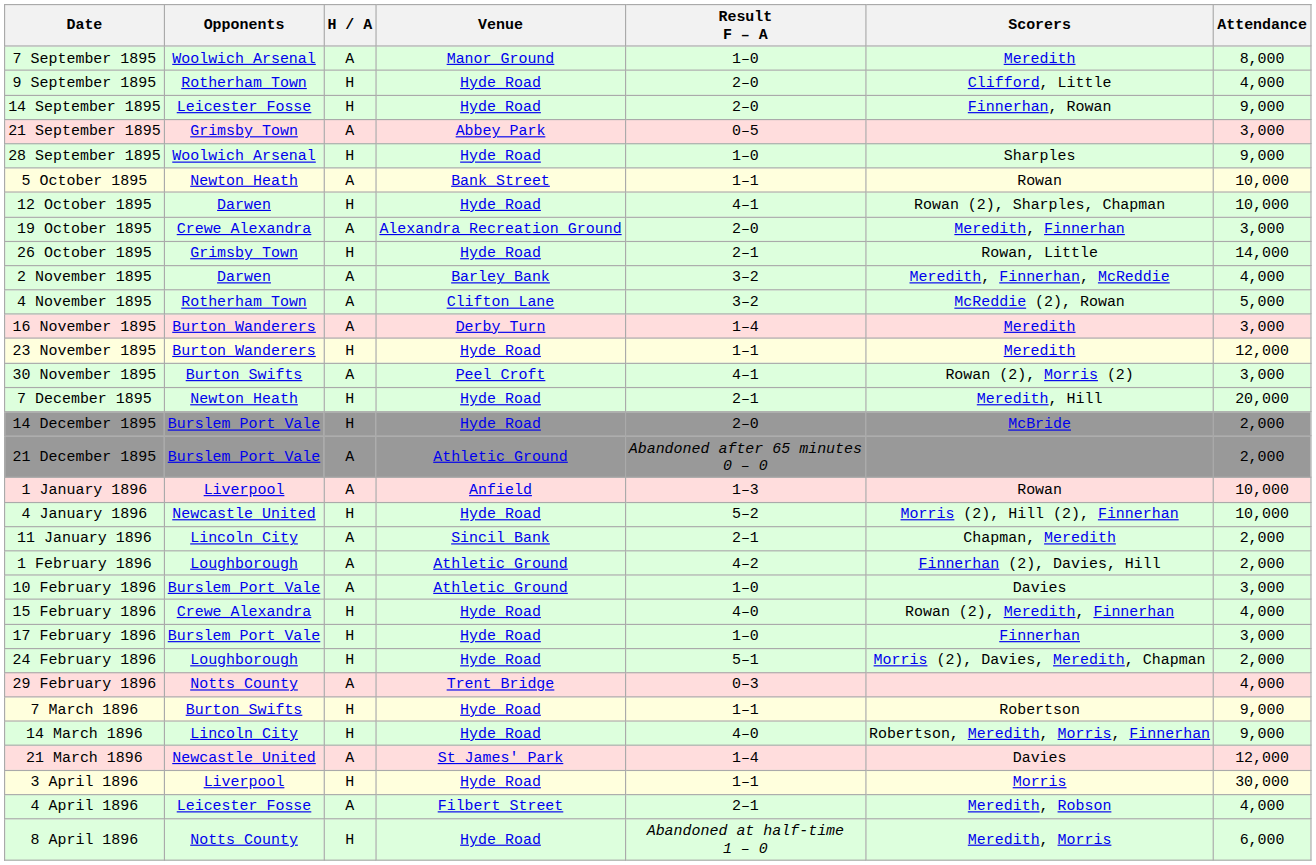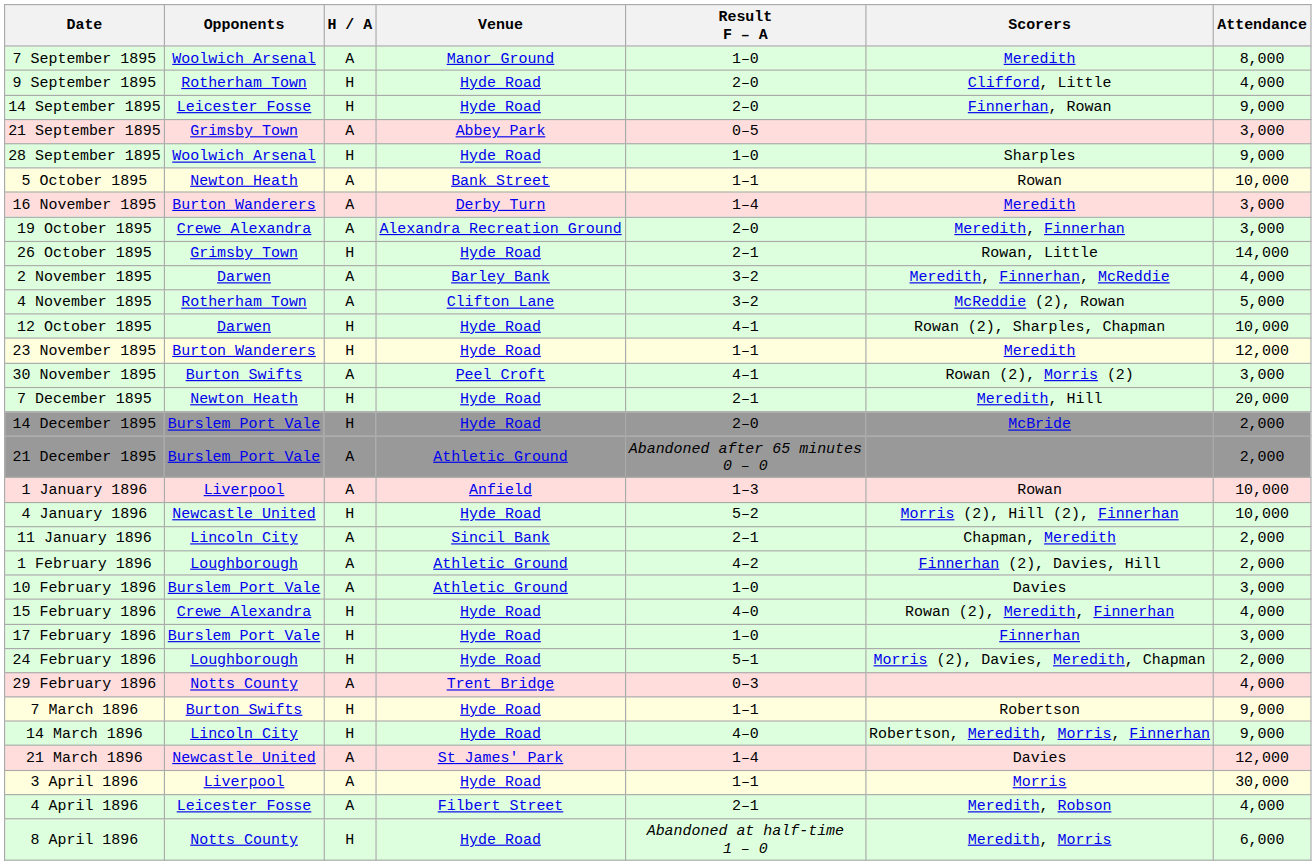rows swapped: (84, 205) <-> (84, 326)
(350, 782) H -> (350, 782) A
